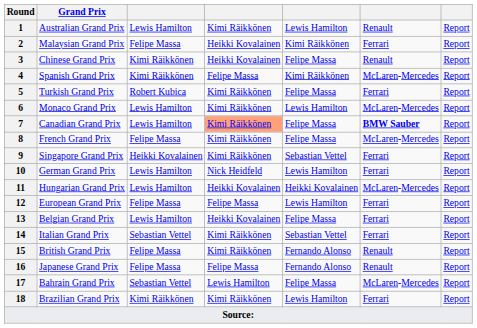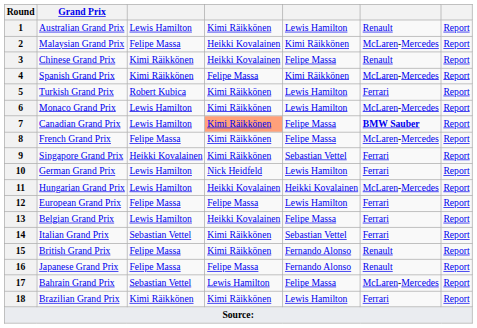(376, 43) Ferrari -> (401, 43) McLaren-Mercedes
(311, 91) Felipe Massa -> (316, 91) Lewis Hamilton
